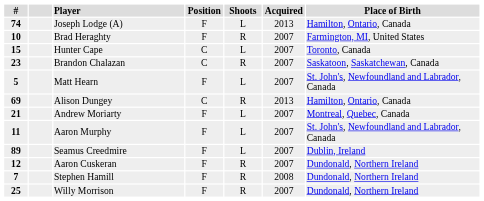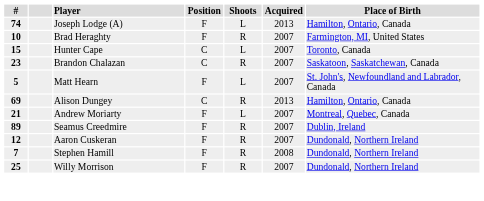- row: (83, 132)
(243, 151) L -> (243, 127) R
